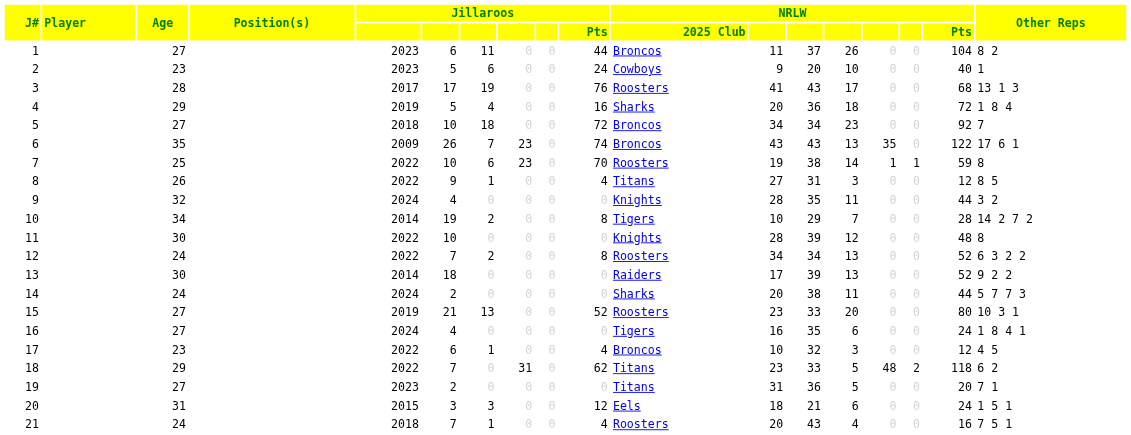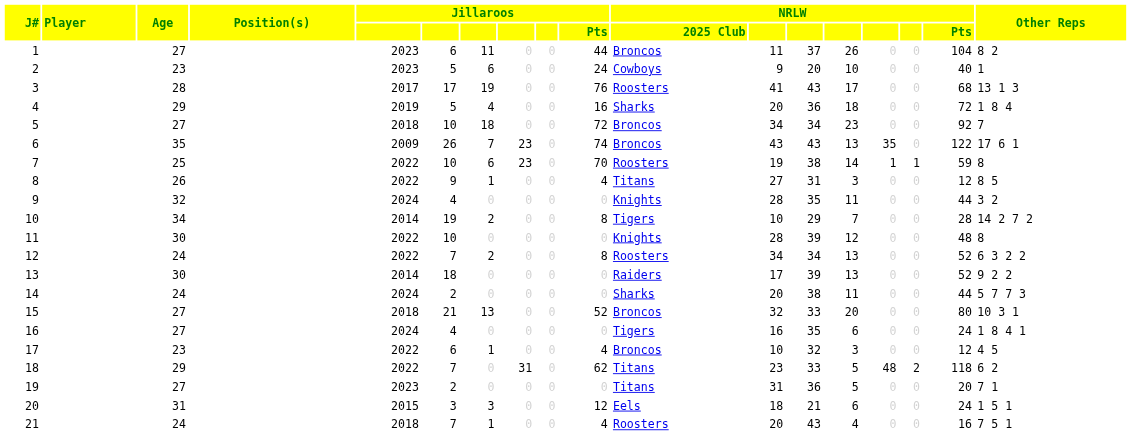(405, 312) 2019 -> (405, 312) 2018
(641, 312) Roosters -> (637, 312) Broncos
(776, 312) 23 -> (776, 312) 32
